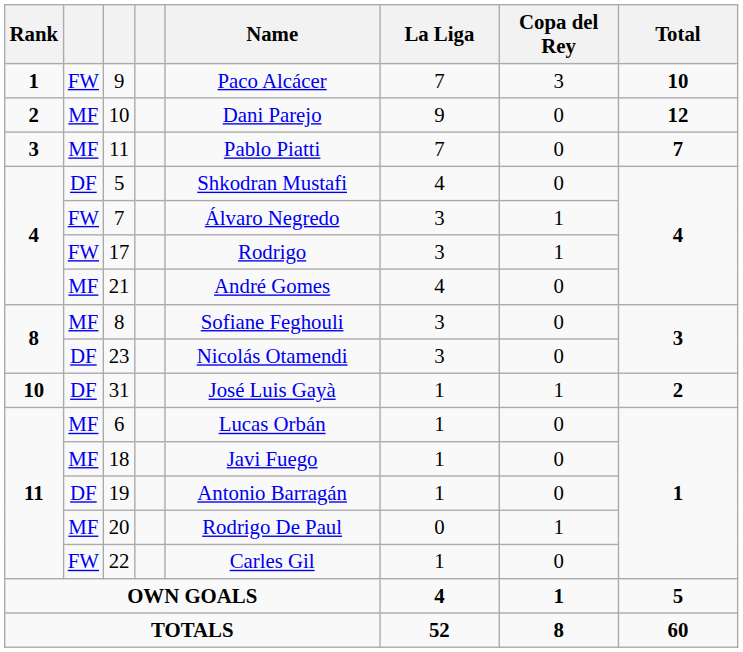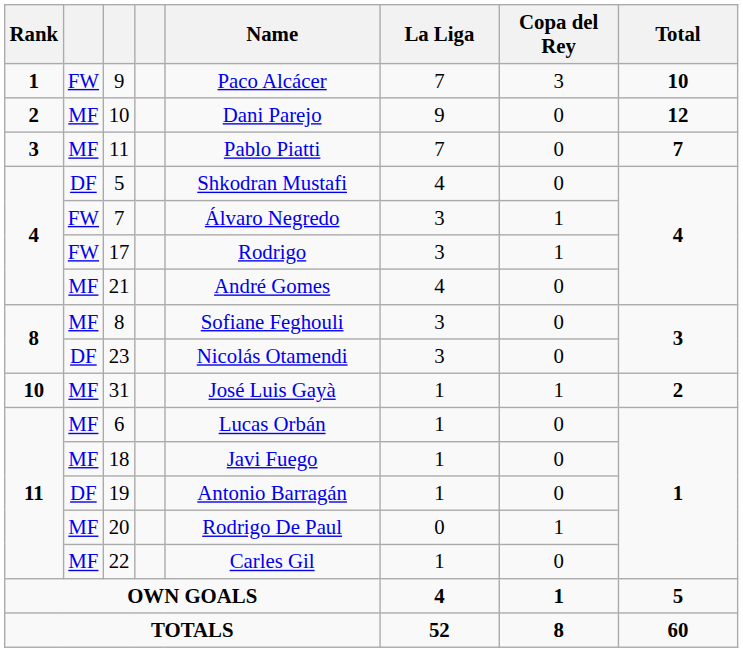(83, 389) DF -> (83, 389) MF
(83, 561) FW -> (83, 561) MF
